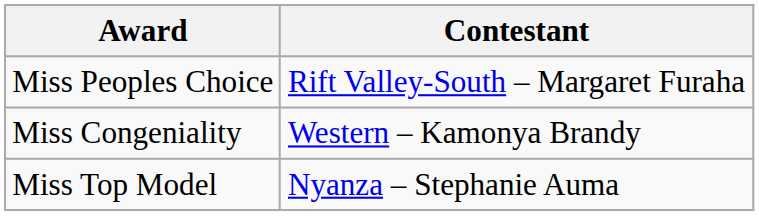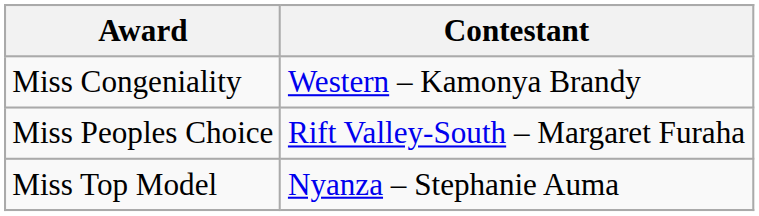rows swapped: (127, 133) <-> (143, 81)
